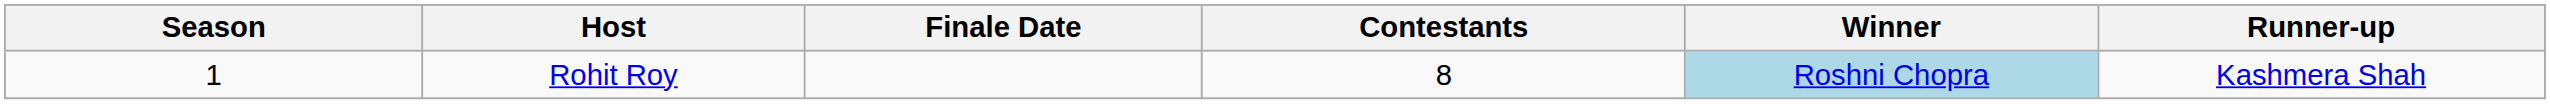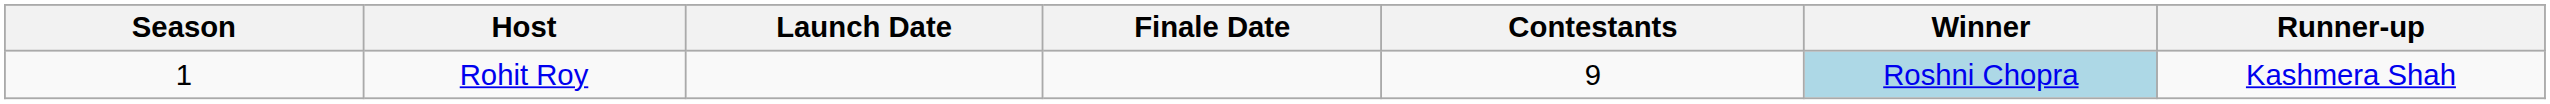+ column: (864, 27)
(1444, 74) 8 -> (1593, 74) 9
